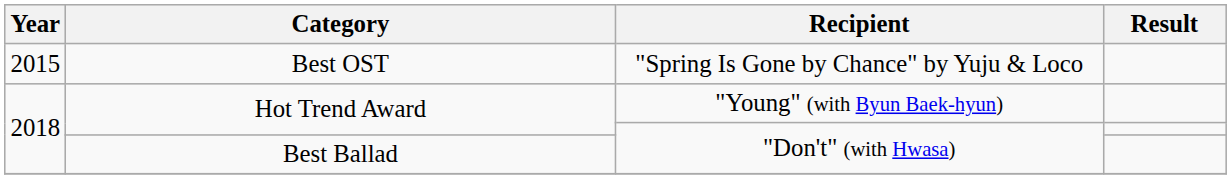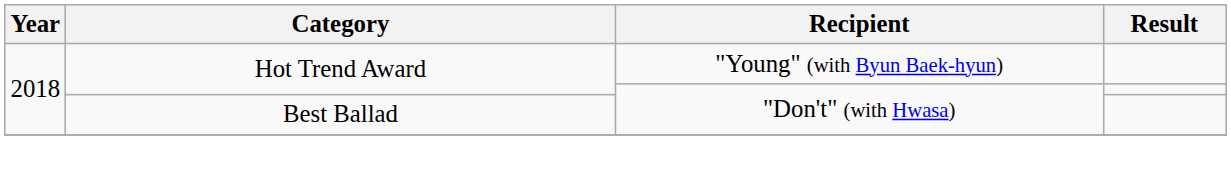- row: (340, 63)
